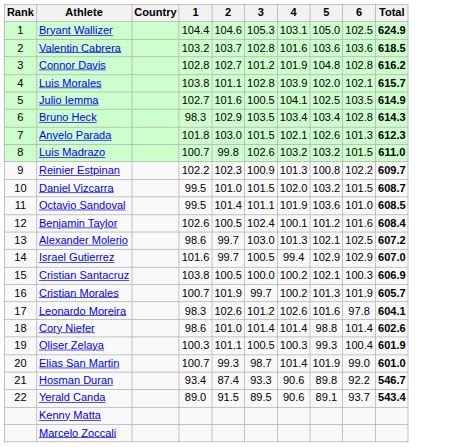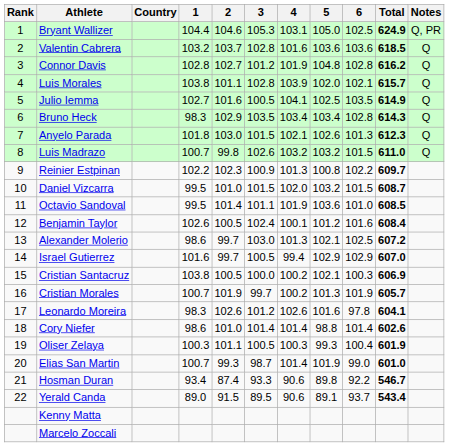+ column: (426, 13)
